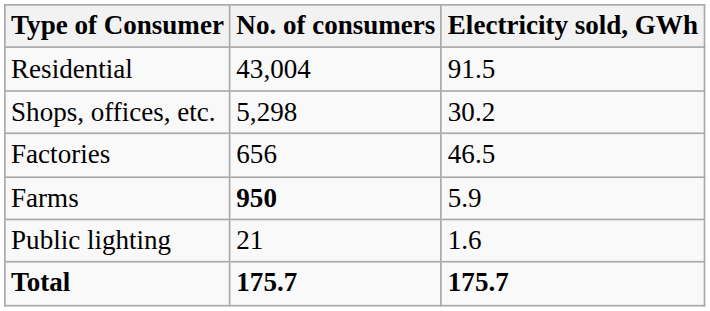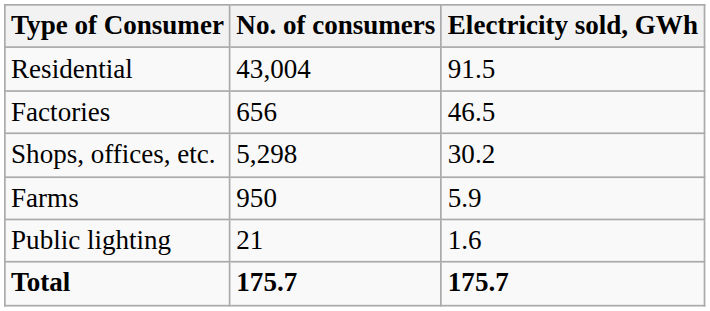rows swapped: (113, 111) <-> (61, 154)
(257, 197) bold -> (257, 197) normal
